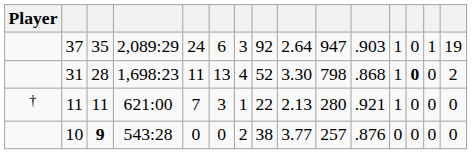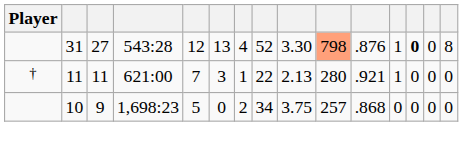- row: (74, 46)
(100, 74) 28 -> (100, 46) 27
(148, 74) 1,698:23 -> (148, 46) 543:28
(196, 74) 11 -> (196, 46) 12
(333, 74) no background -> (333, 46) lightsalmon background
(370, 74) .868 -> (370, 46) .876
(453, 74) 2 -> (449, 46) 8
(100, 134) bold -> (100, 106) normal
(148, 134) 543:28 -> (148, 106) 1,698:23
(196, 134) 0 -> (196, 106) 5
(264, 134) 38 -> (264, 106) 34
(297, 134) 3.77 -> (297, 106) 3.75
(370, 134) .876 -> (370, 106) .868
